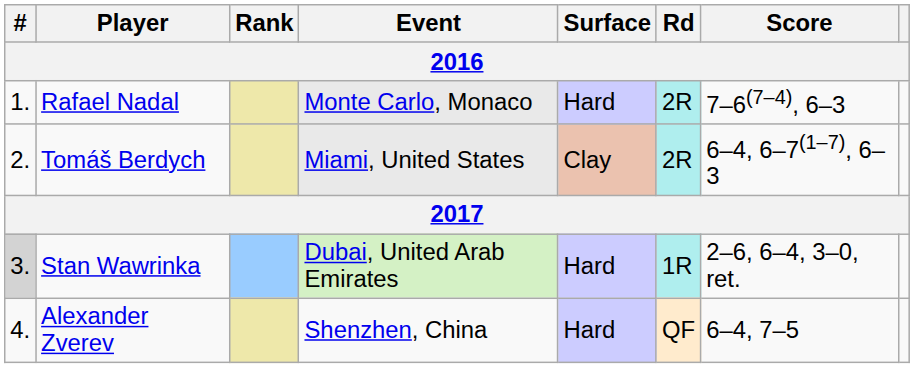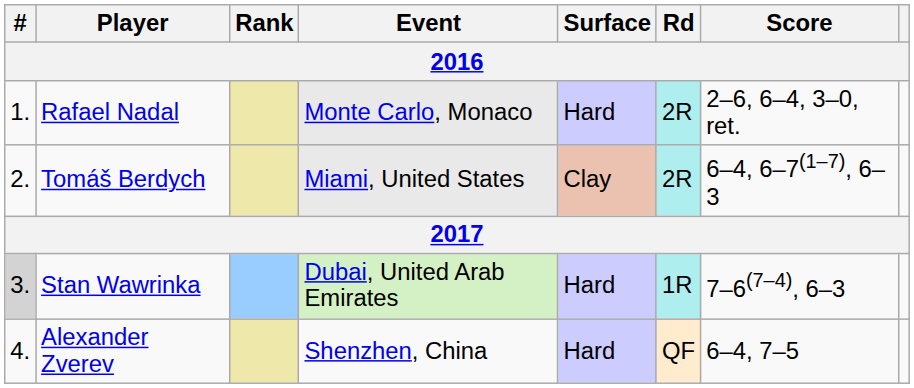(776, 102) 7–6(7–4), 6–3 -> (782, 112) 2–6, 6–4, 3–0, ret.
(782, 265) 2–6, 6–4, 3–0, ret. -> (776, 285) 7–6(7–4), 6–3
